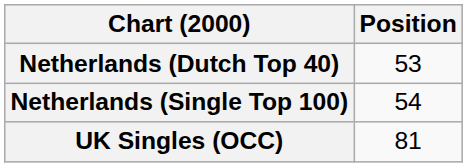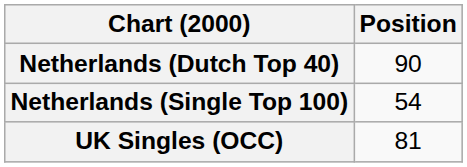(408, 63) 53 -> (408, 63) 90
